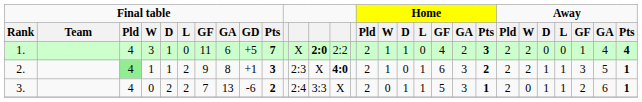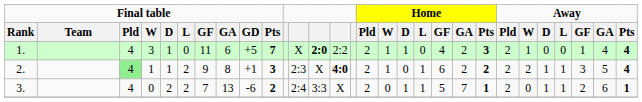(528, 50) 2 -> (528, 50) 1
(464, 69) 3 -> (464, 69) 2
(627, 69) 1 -> (627, 69) 4
(464, 87) 3 -> (464, 87) 7
